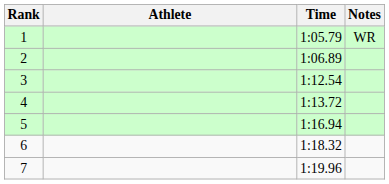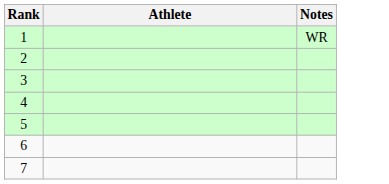- column: (321, 15)
